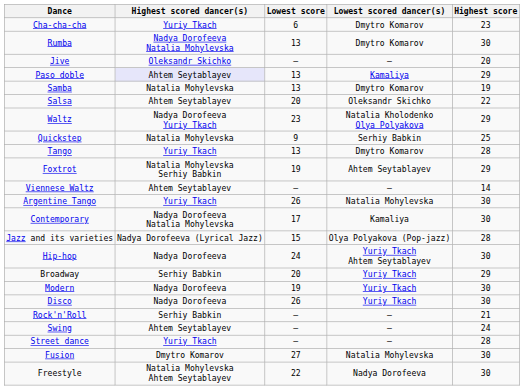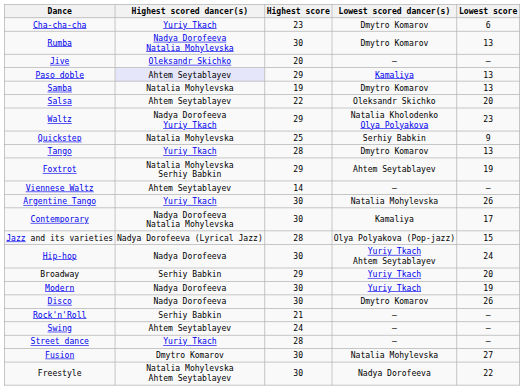columns swapped: (486, 11) <-> (296, 11)
(390, 301) Yuriy Tkach -> (394, 301) Dmytro Komarov
